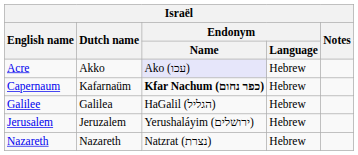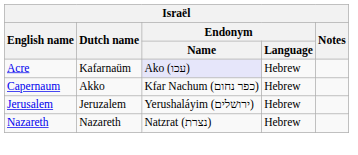(92, 68) Akko -> (105, 68) Kafarnaüm
(105, 86) Kafarnaüm -> (92, 86) Akko
(204, 86) bold -> (202, 86) normal
- row: (24, 104)
